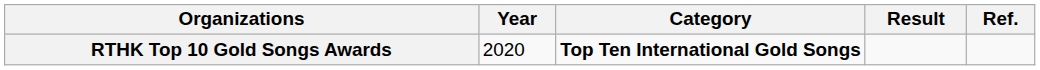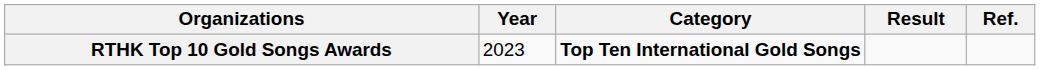(504, 49) 2020 -> (504, 49) 2023
